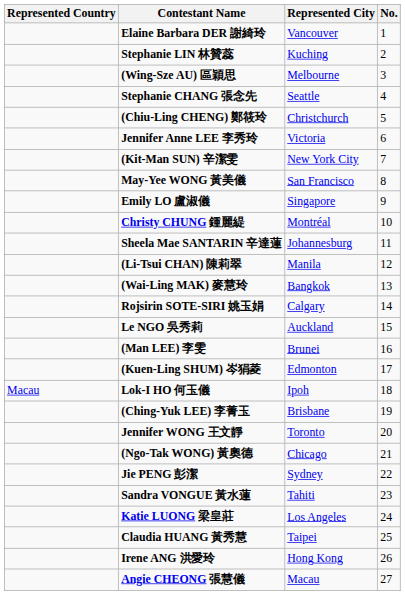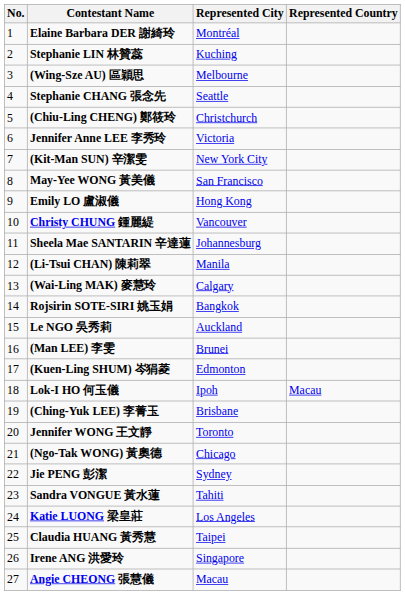columns swapped: (389, 13) <-> (61, 13)
(313, 33) Vancouver -> (218, 33) Montréal
(311, 201) Singapore -> (224, 201) Hong Kong
(309, 222) Montréal -> (221, 222) Vancouver
(309, 285) Bangkok -> (215, 285) Calgary
(306, 306) Calgary -> (217, 306) Bangkok
(315, 558) Hong Kong -> (220, 558) Singapore
